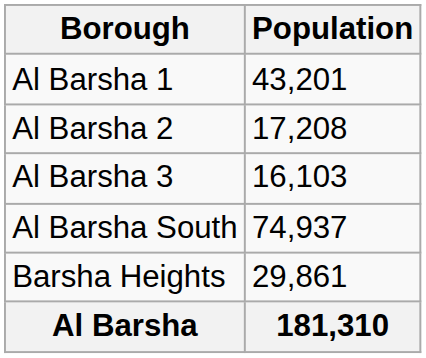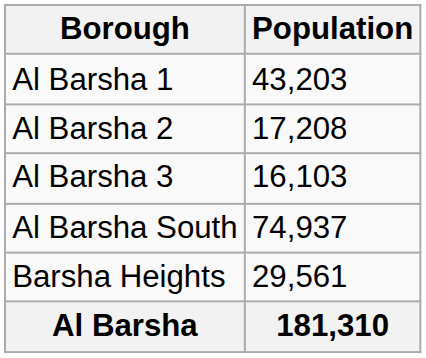(300, 78) 43,201 -> (300, 78) 43,203
(300, 276) 29,861 -> (300, 276) 29,561
